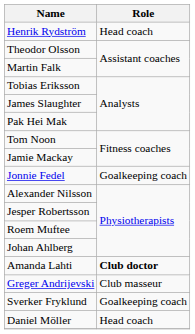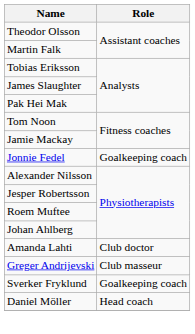- row: (46, 31)
(129, 265) bold -> (127, 247) normal
